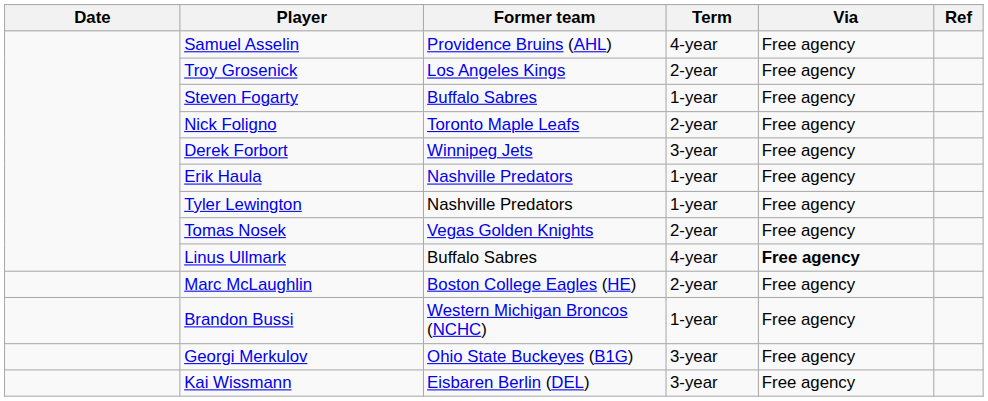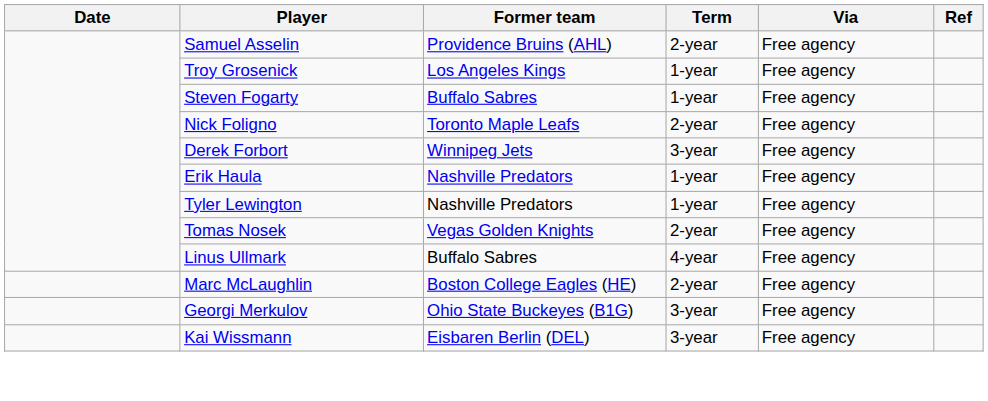(694, 44) 4-year -> (694, 44) 2-year
(694, 71) 2-year -> (694, 71) 1-year
(811, 257) bold -> (808, 257) normal
- row: (239, 320)
